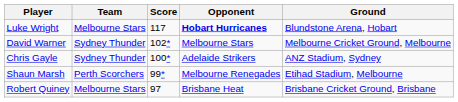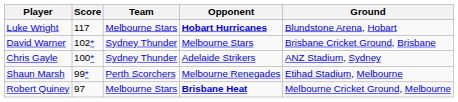columns swapped: (110, 12) <-> (164, 12)
(368, 43) Melbourne Cricket Ground, Melbourne -> (360, 43) Brisbane Cricket Ground, Brisbane
(213, 89) normal -> (215, 89) bold
(360, 89) Brisbane Cricket Ground, Brisbane -> (368, 89) Melbourne Cricket Ground, Melbourne
